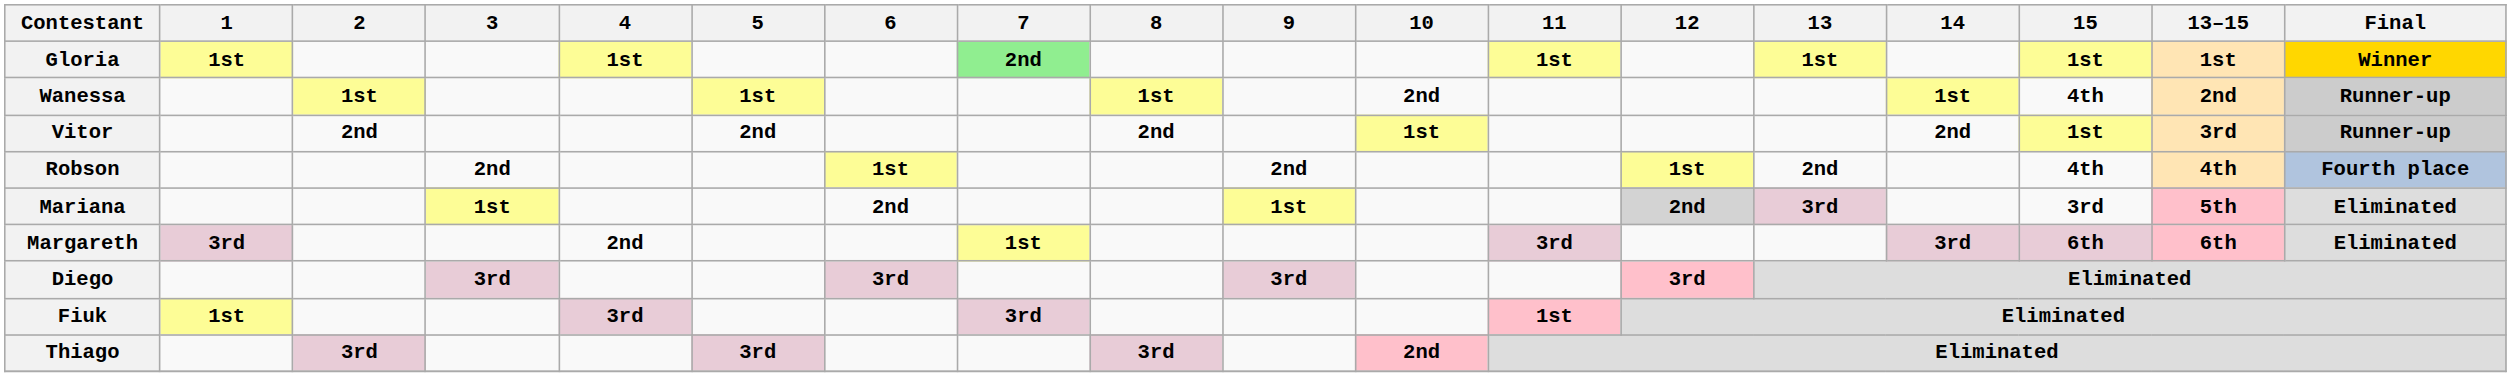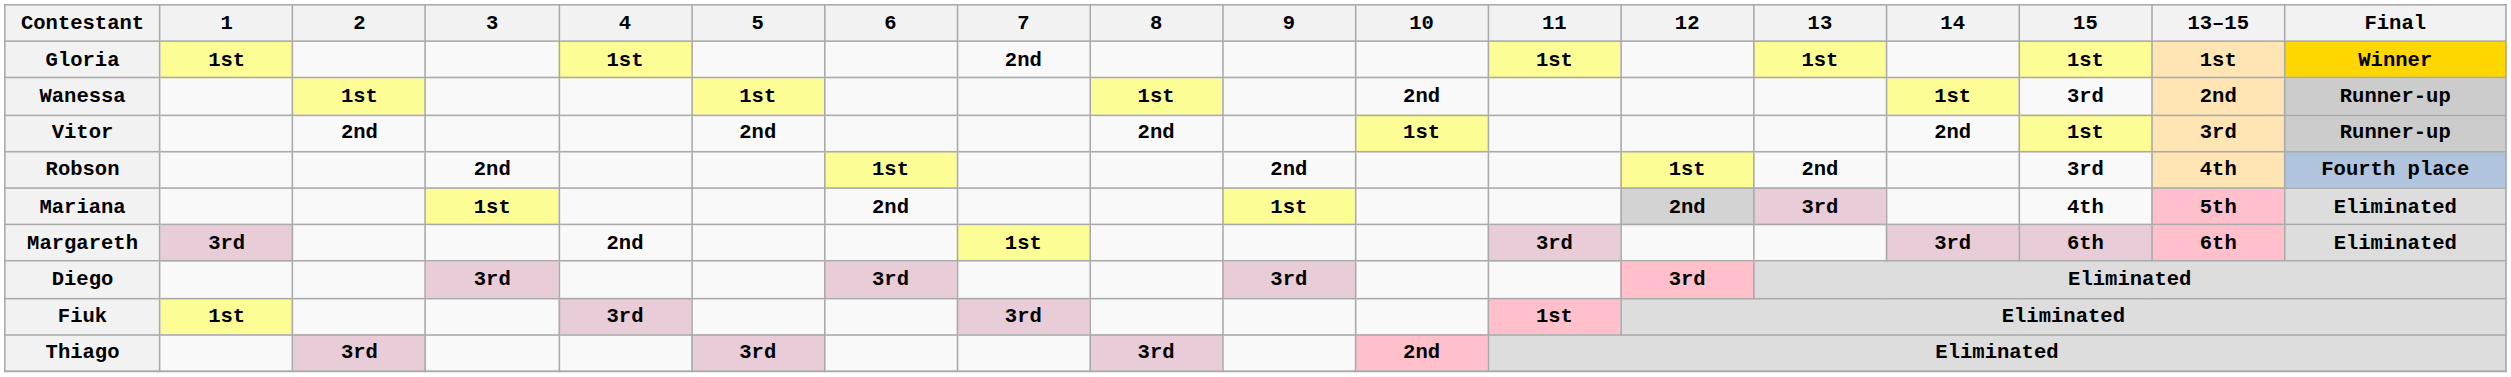(1023, 60) lightgreen background -> (1023, 60) no background
(2085, 96) 4th -> (2085, 96) 3rd
(2085, 170) 4th -> (2085, 170) 3rd
(2085, 206) 3rd -> (2085, 206) 4th
